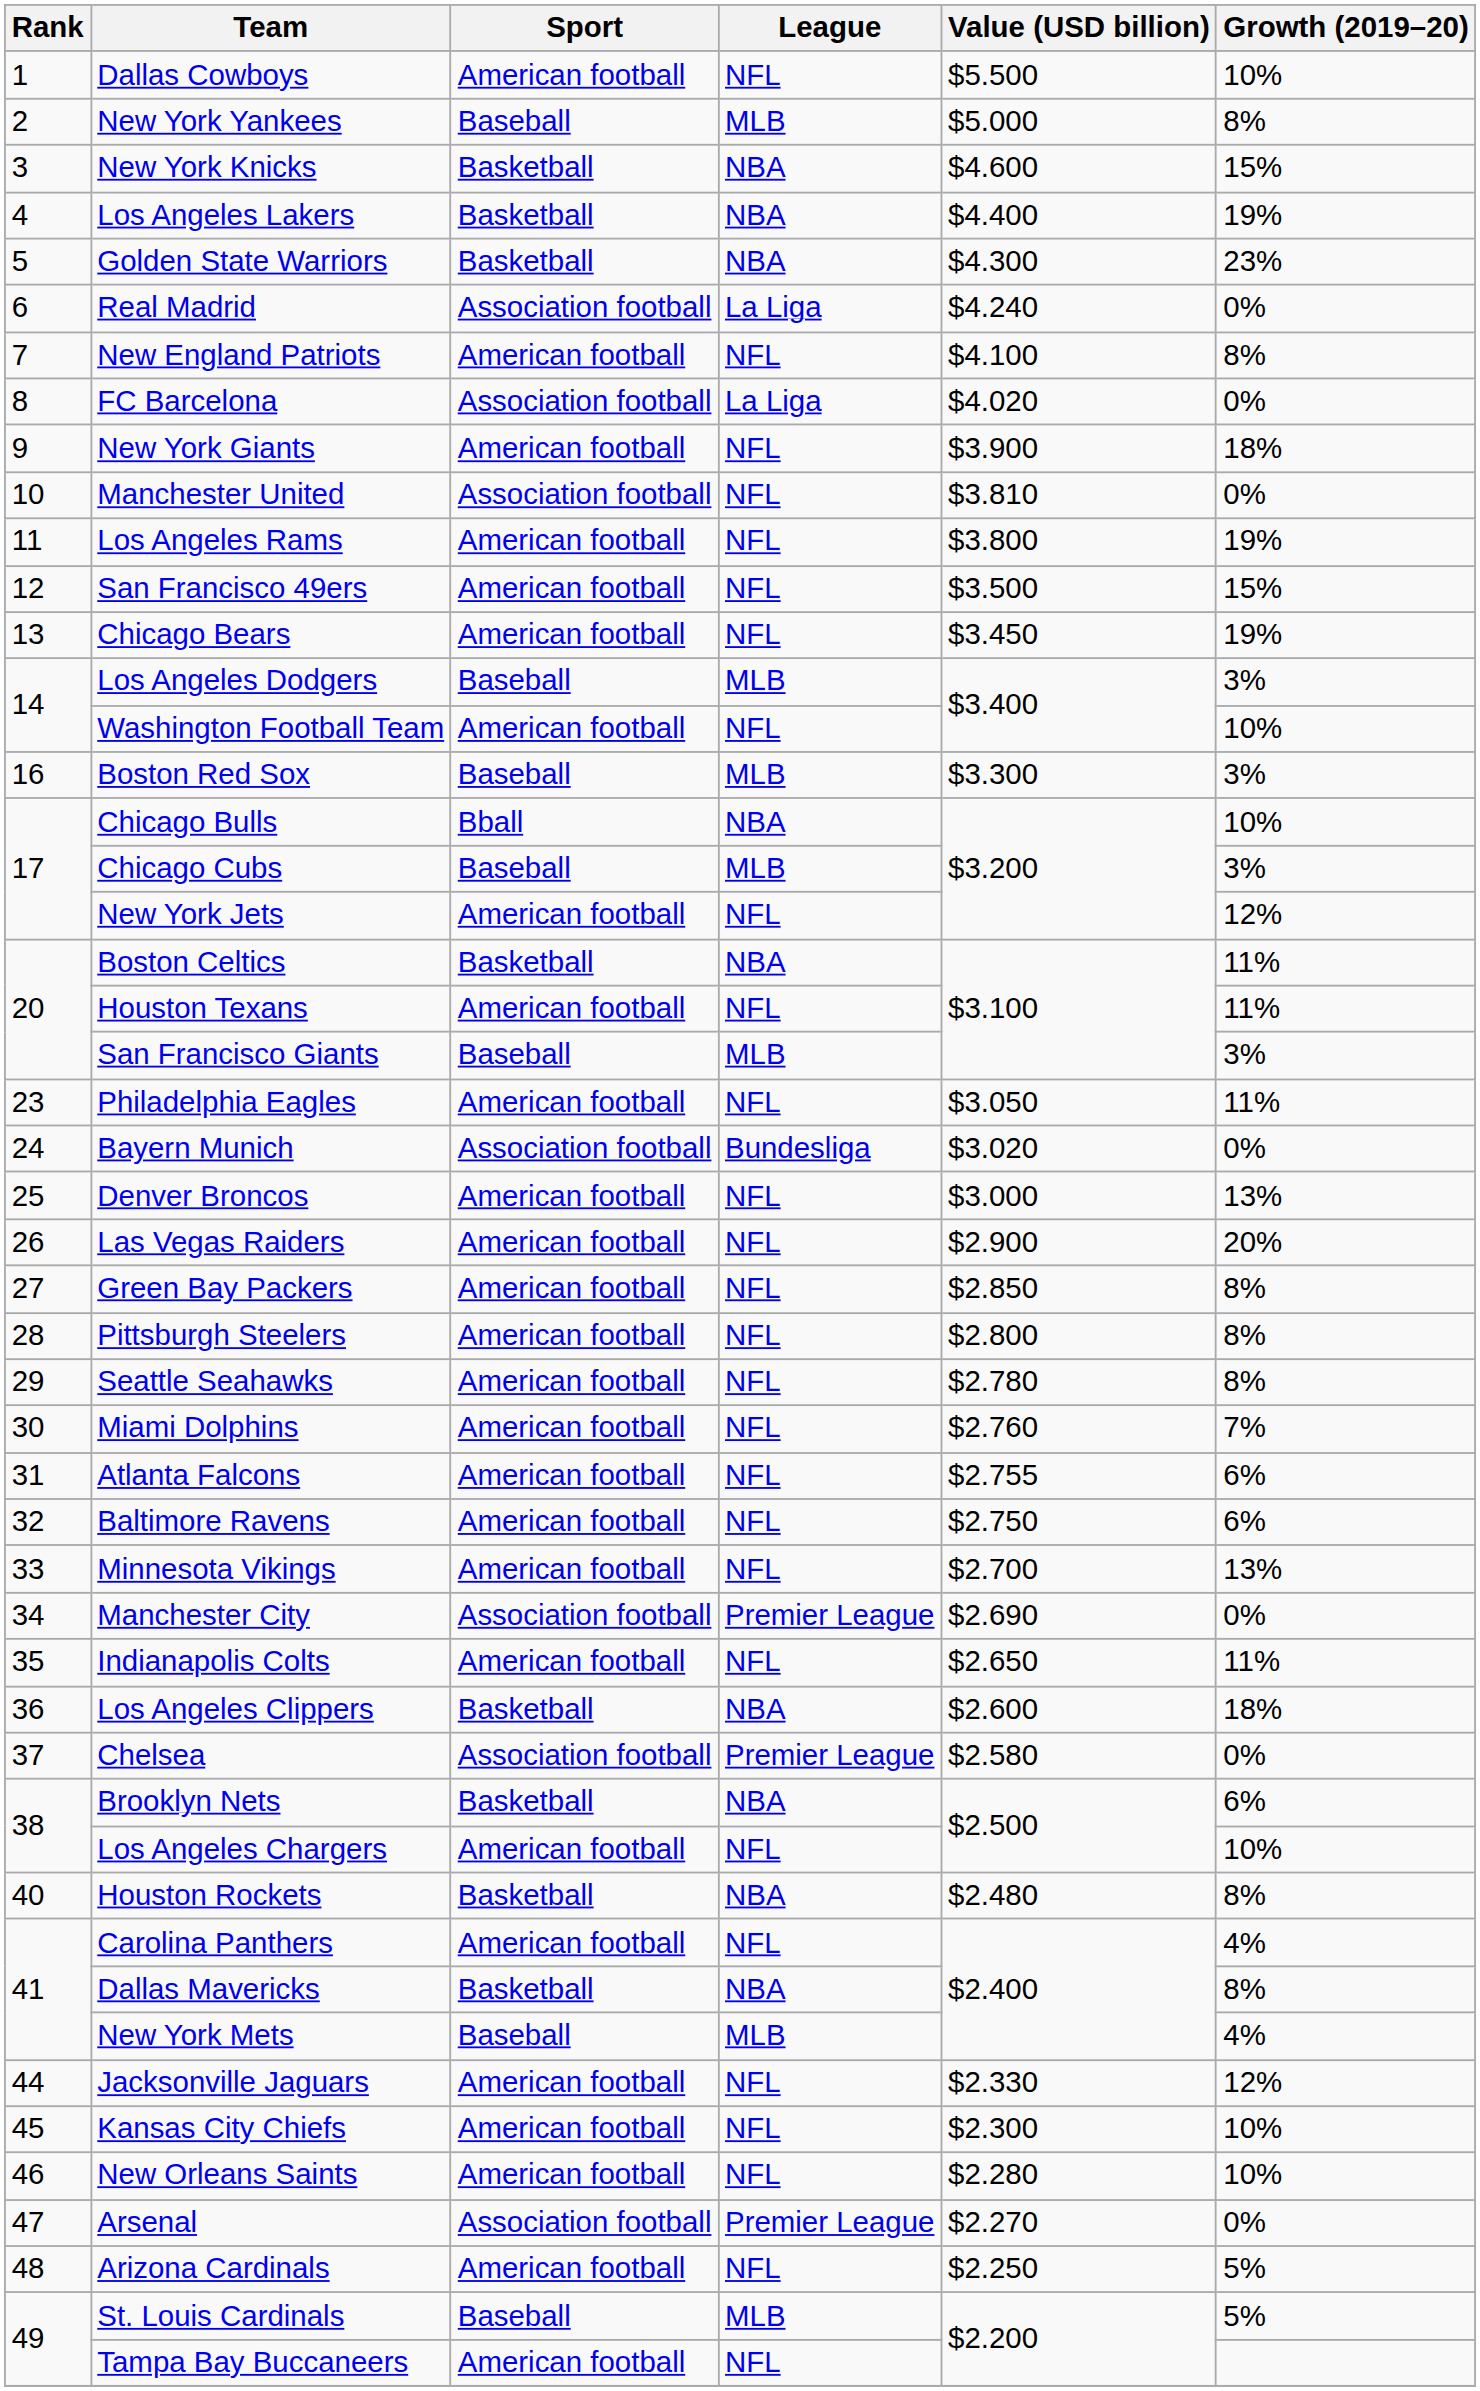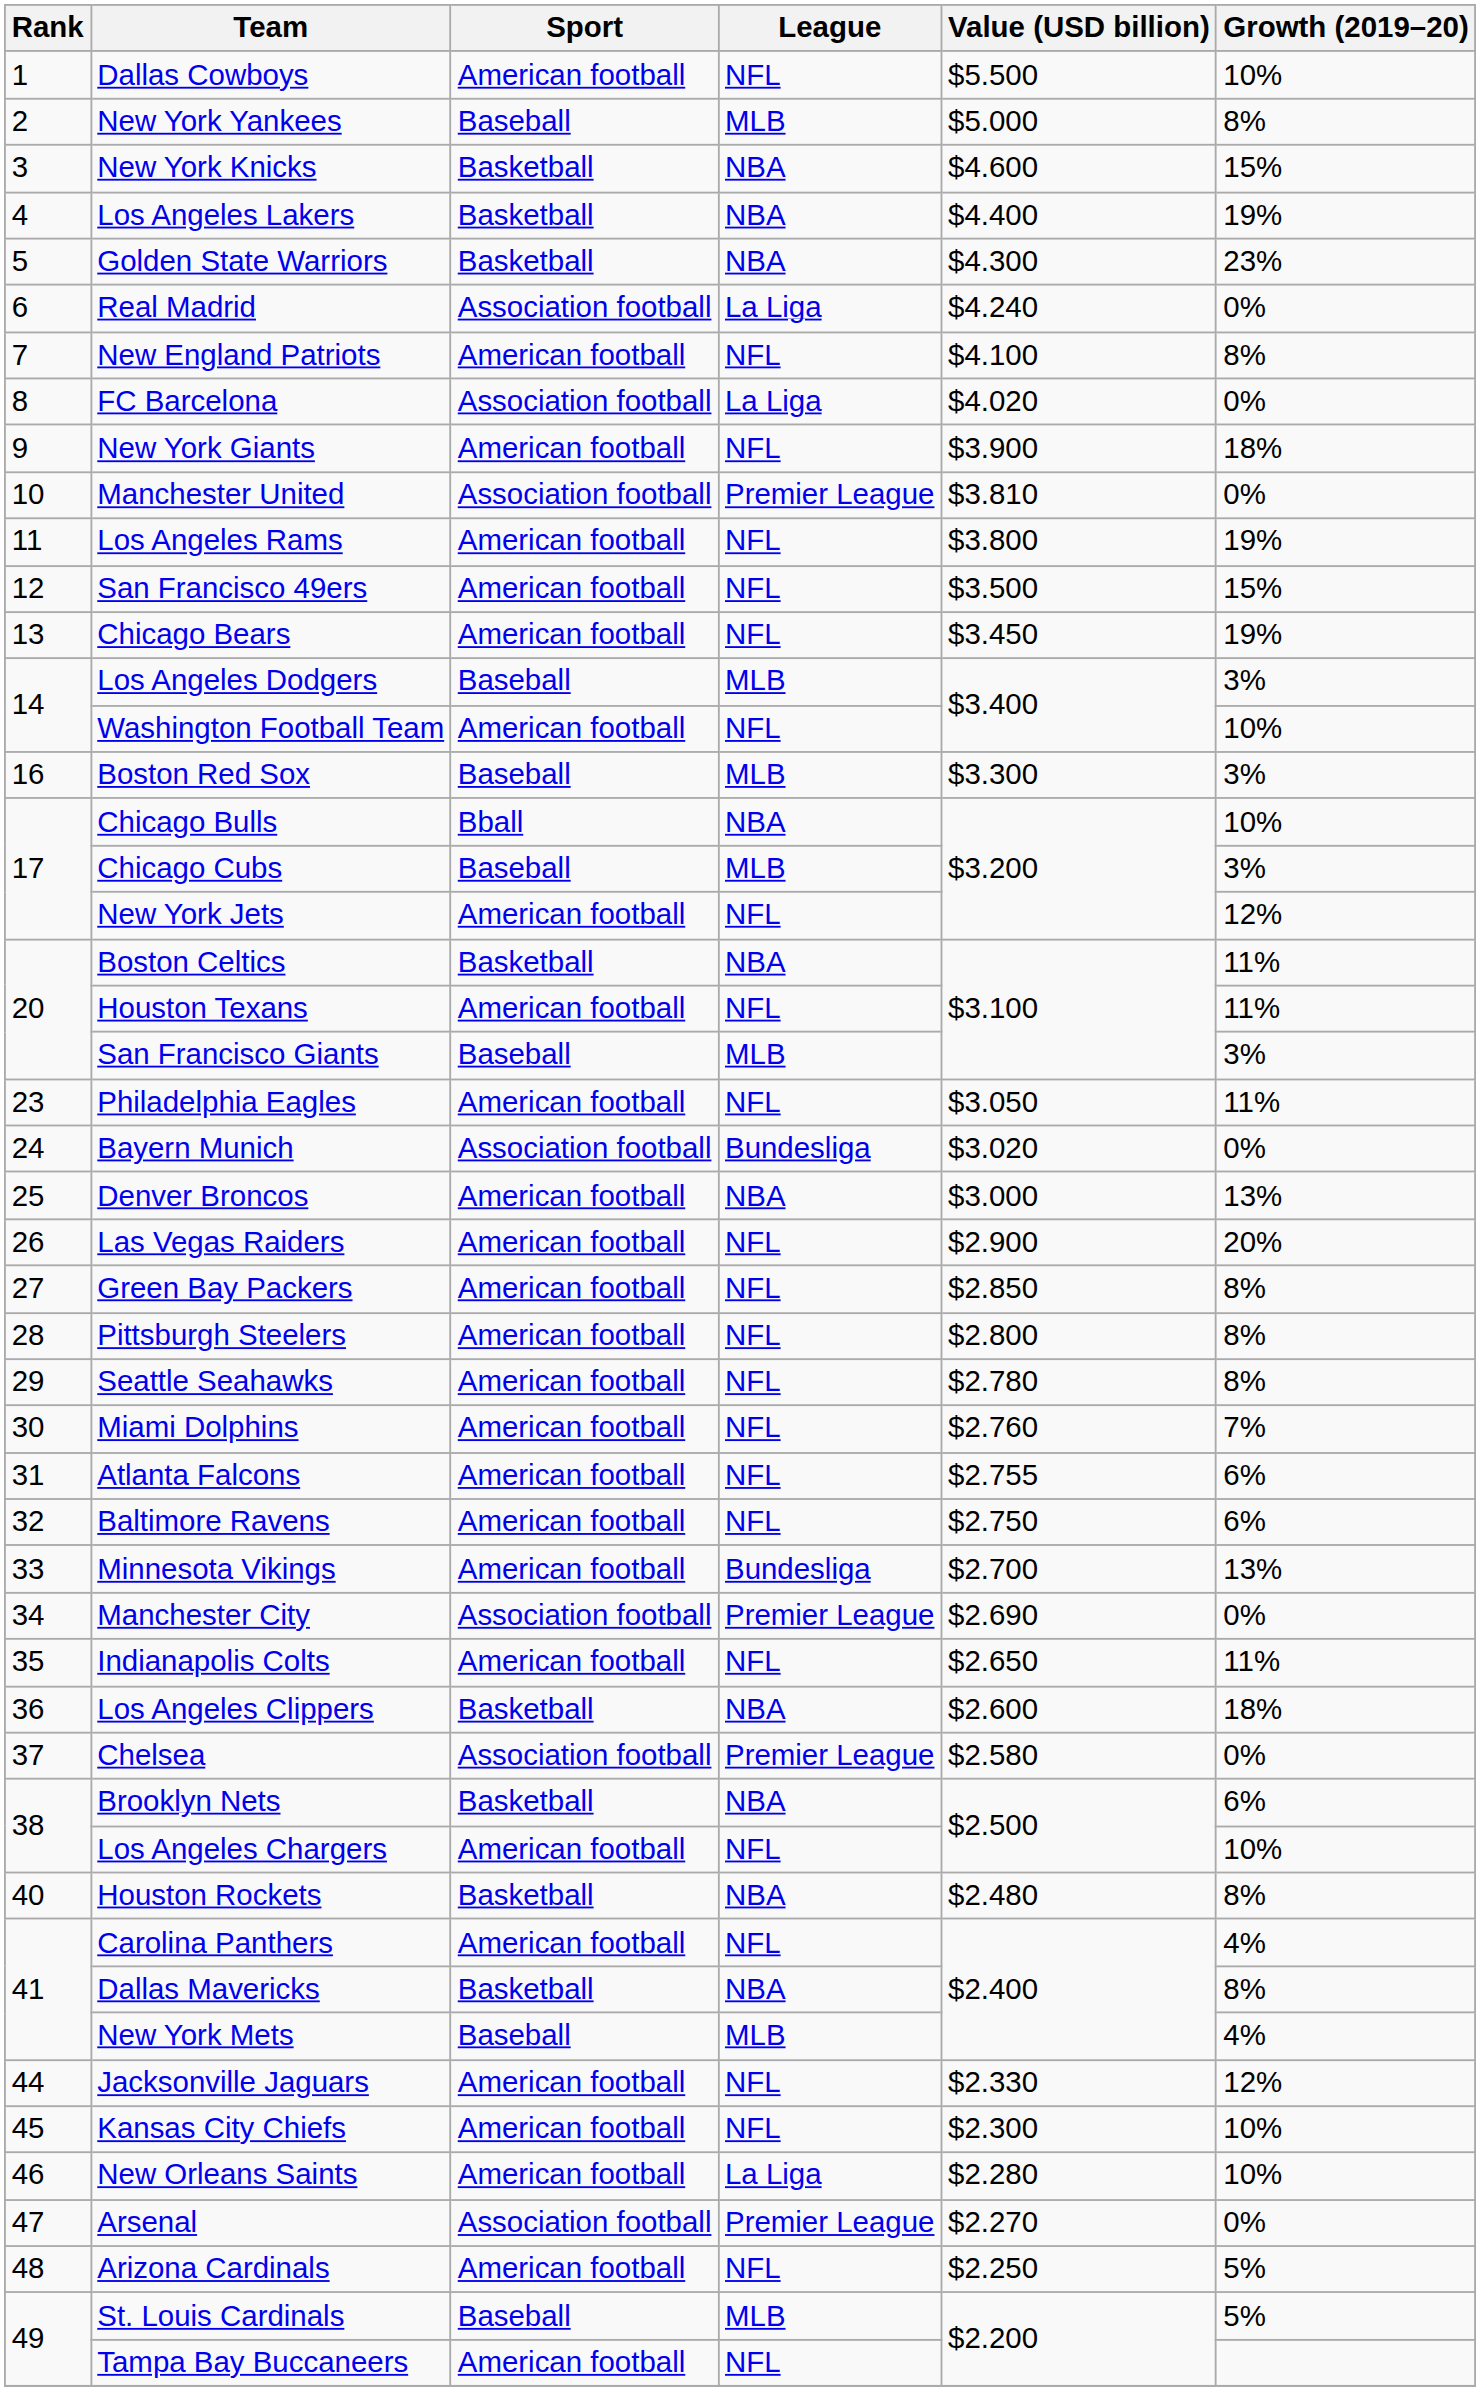(753, 494) NFL -> (830, 494) Premier League
(753, 1195) NFL -> (755, 1195) NBA
(753, 1568) NFL -> (798, 1568) Bundesliga
(753, 2175) NFL -> (773, 2175) La Liga
